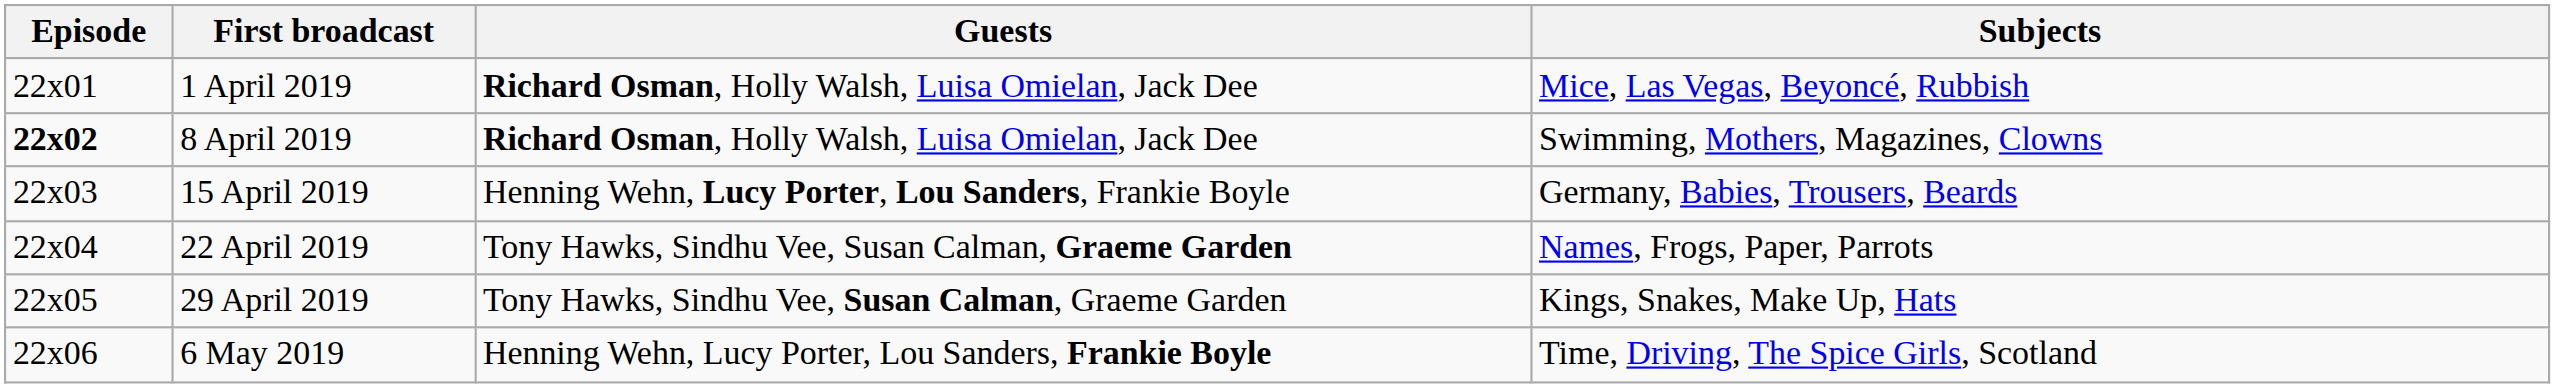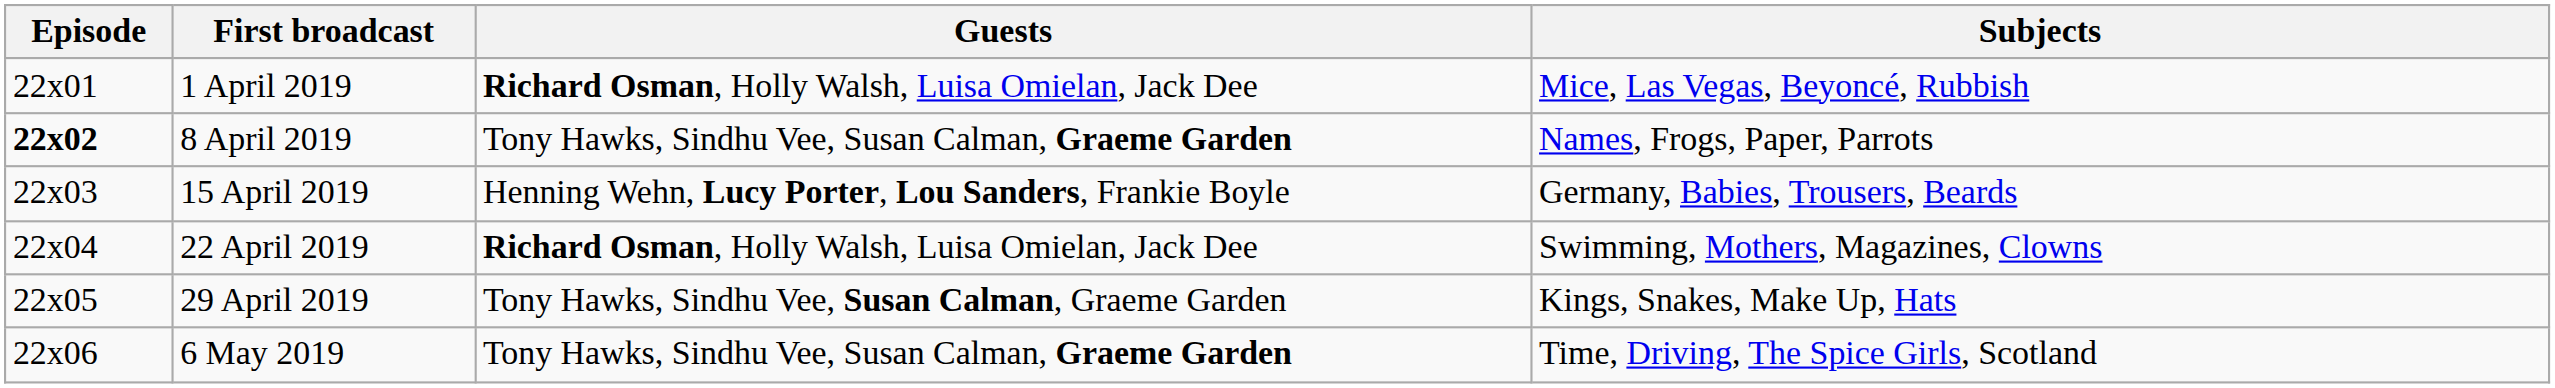(870, 138) Richard Osman, Holly Walsh, Luisa Omielan, Jack Dee -> (887, 138) Tony Hawks, Sindhu Vee, Susan Calman, Graeme Garden
(1821, 138) Swimming, Mothers, Magazines, Clowns -> (1736, 138) Names, Frogs, Paper, Parrots
(887, 246) Tony Hawks, Sindhu Vee, Susan Calman, Graeme Garden -> (870, 246) Richard Osman, Holly Walsh, Luisa Omielan, Jack Dee
(1736, 246) Names, Frogs, Paper, Parrots -> (1821, 246) Swimming, Mothers, Magazines, Clowns
(877, 354) Henning Wehn, Lucy Porter, Lou Sanders, Frankie Boyle -> (887, 354) Tony Hawks, Sindhu Vee, Susan Calman, Graeme Garden
